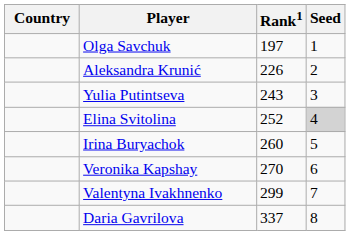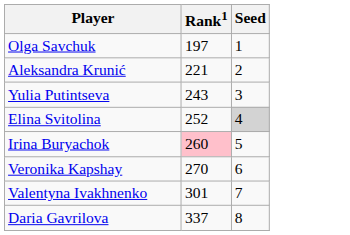- column: (42, 18)
(272, 70) 226 -> (197, 70) 221
(272, 144) no background -> (197, 144) pink background
(272, 193) 299 -> (197, 193) 301
